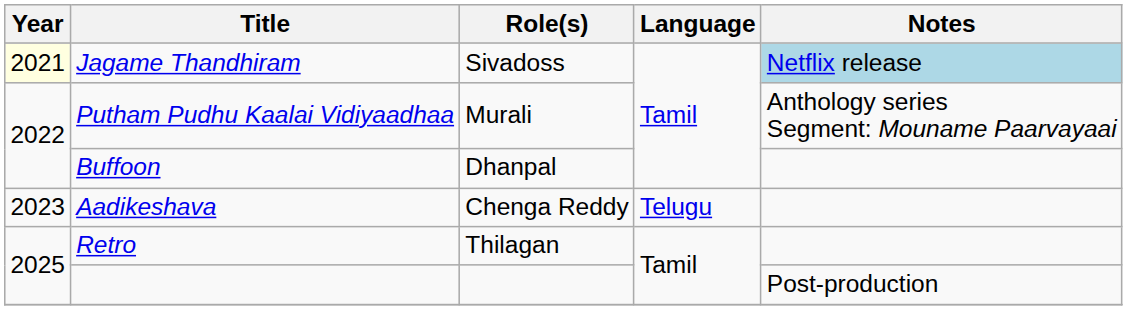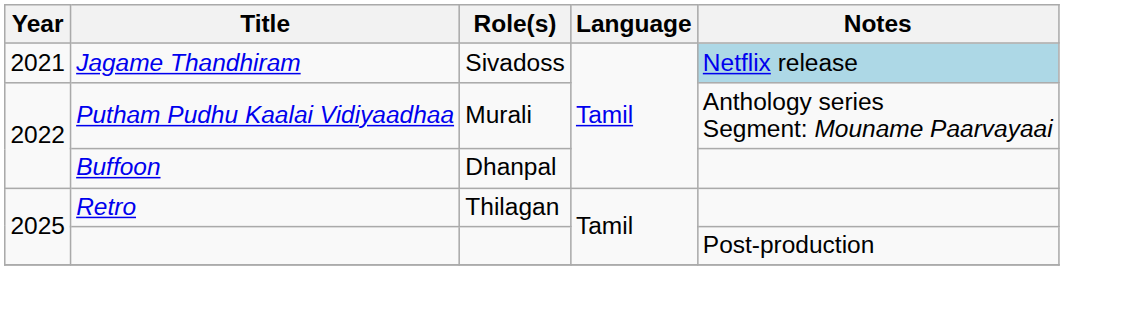(38, 62) lightyellow background -> (38, 62) no background
- row: (146, 206)
